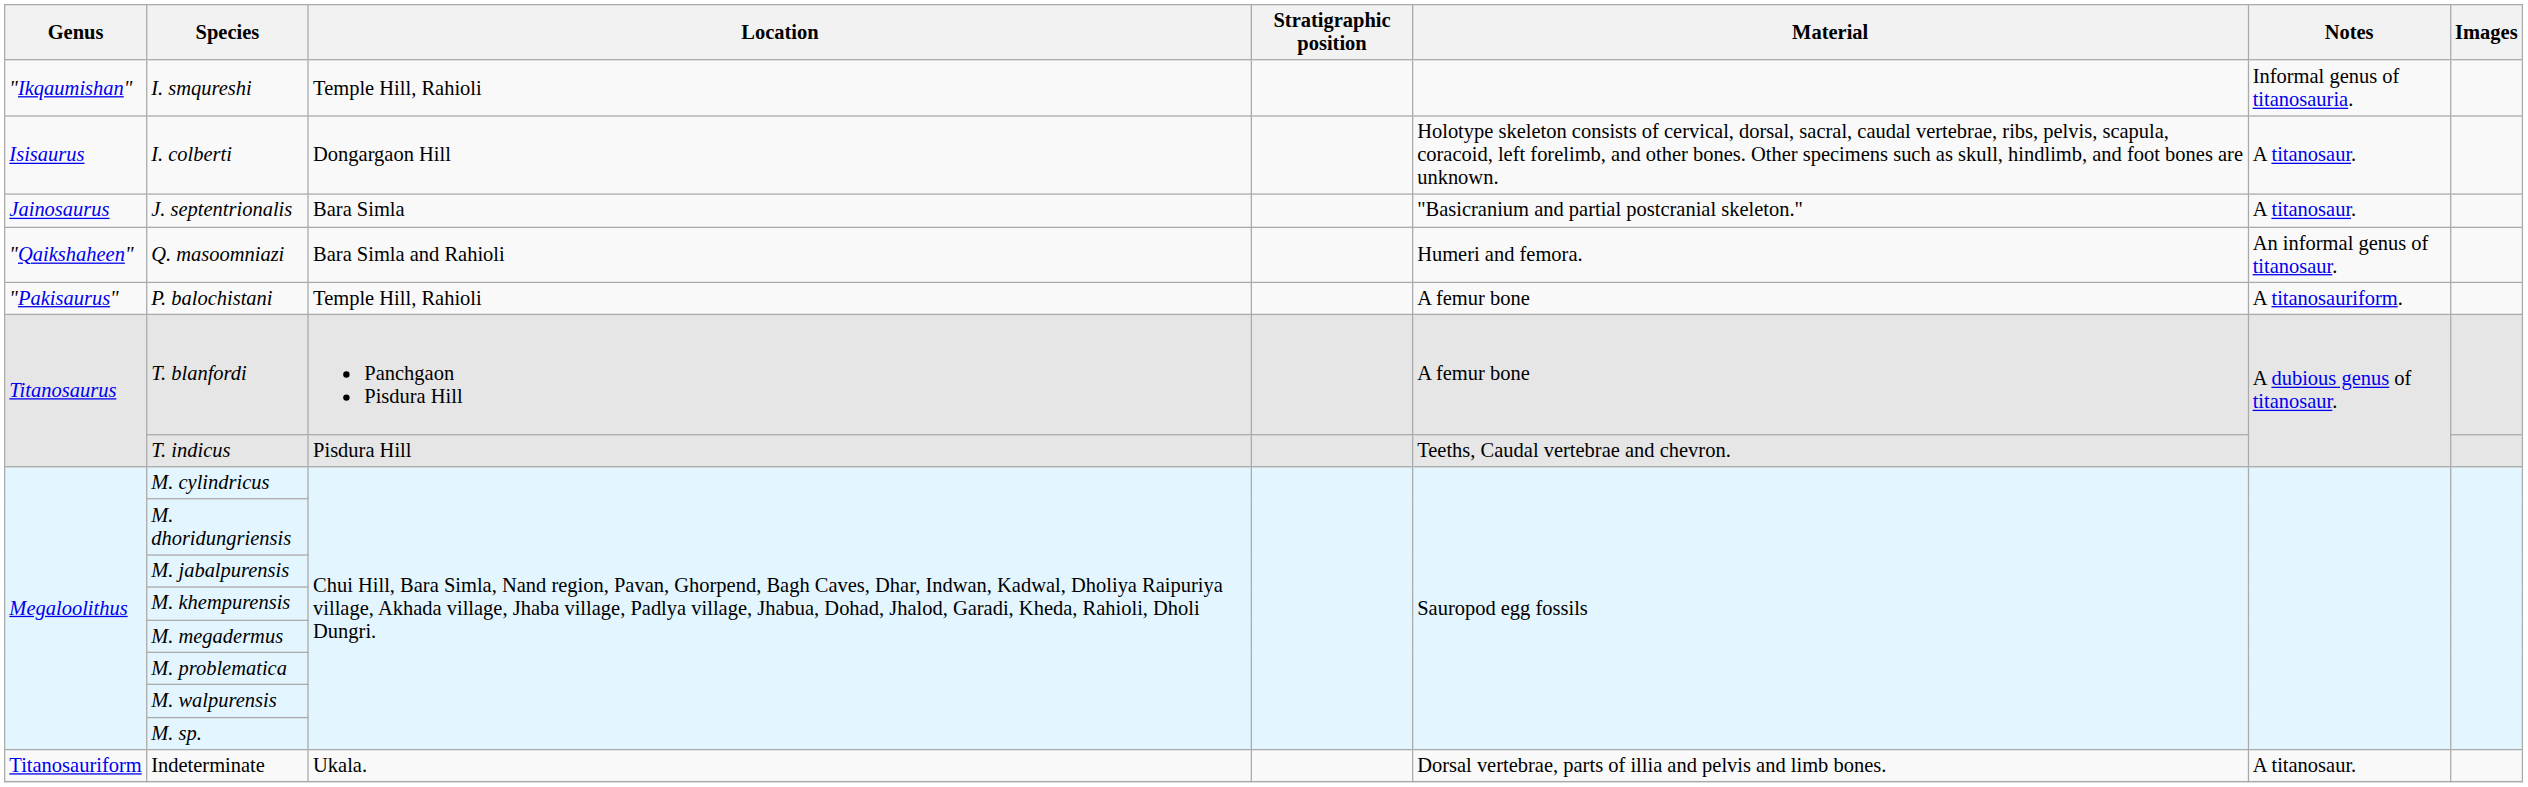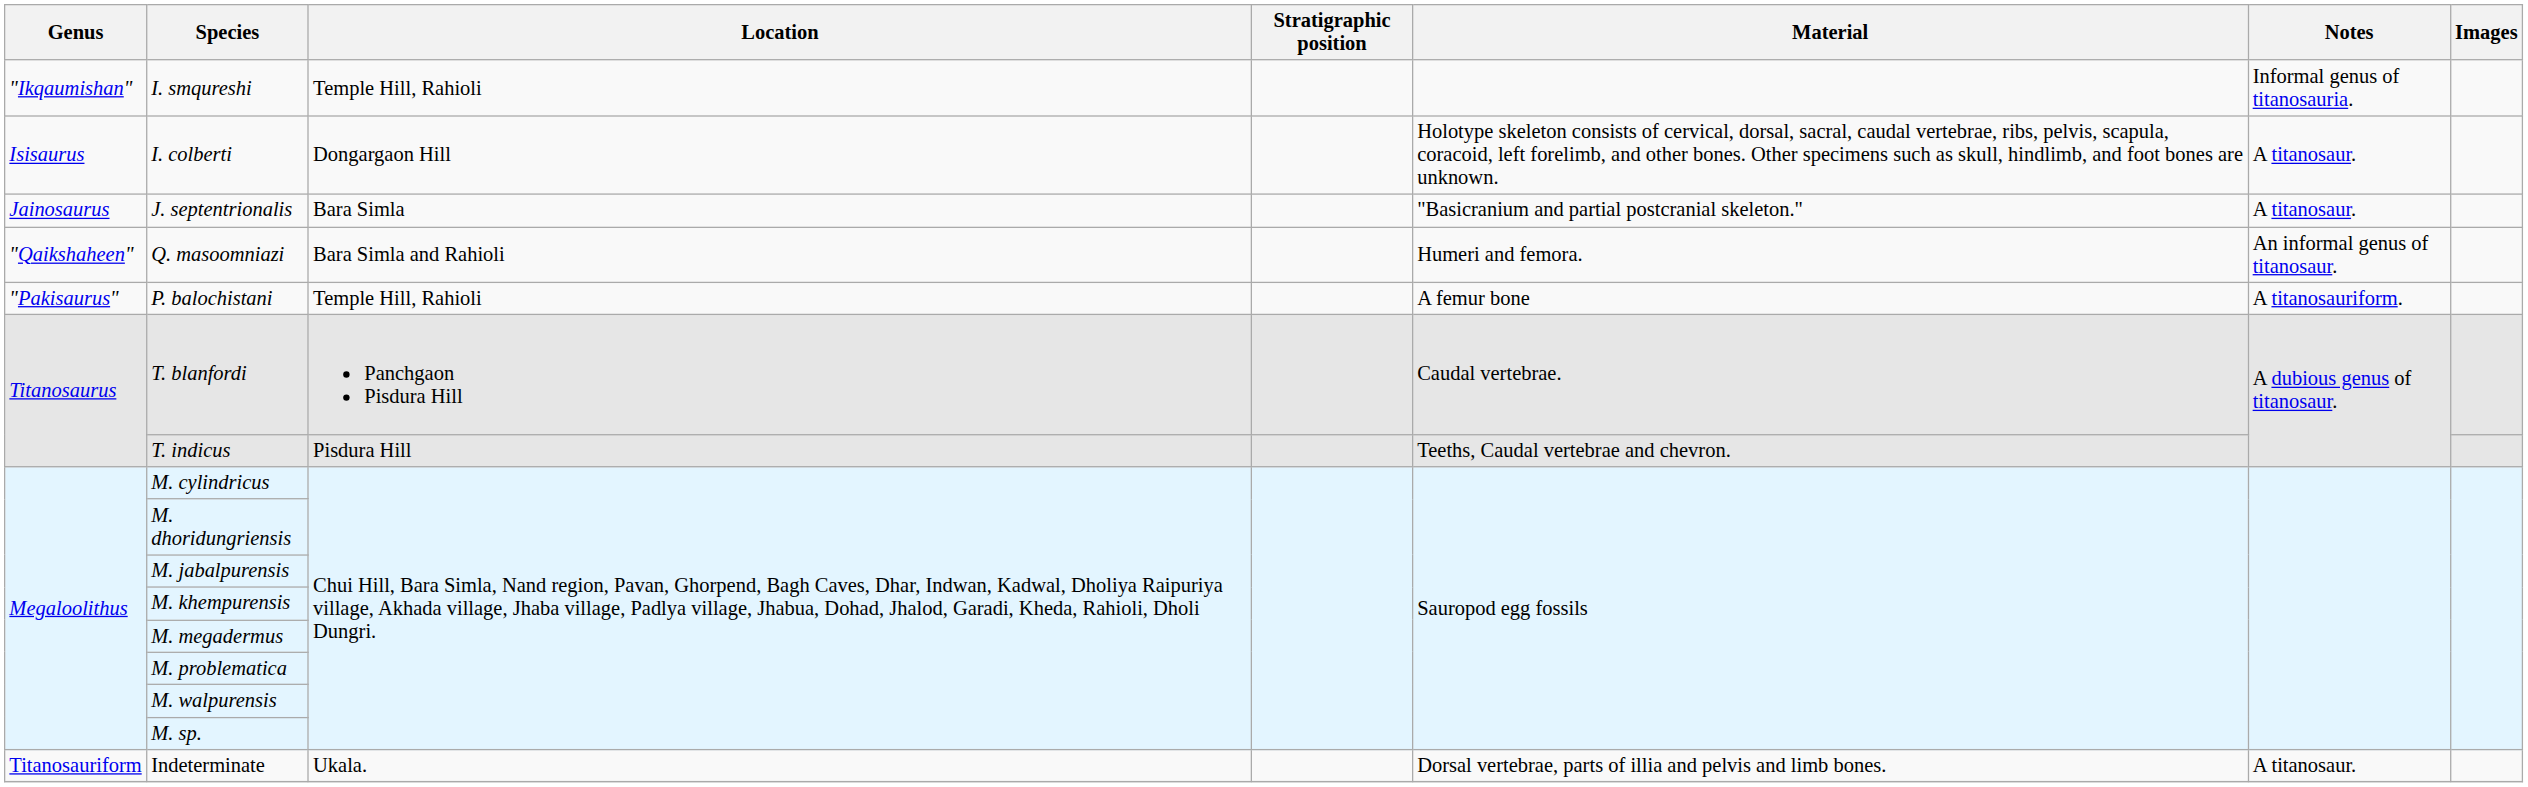(1473, 374) A femur bone -> (1489, 374) Caudal vertebrae.
